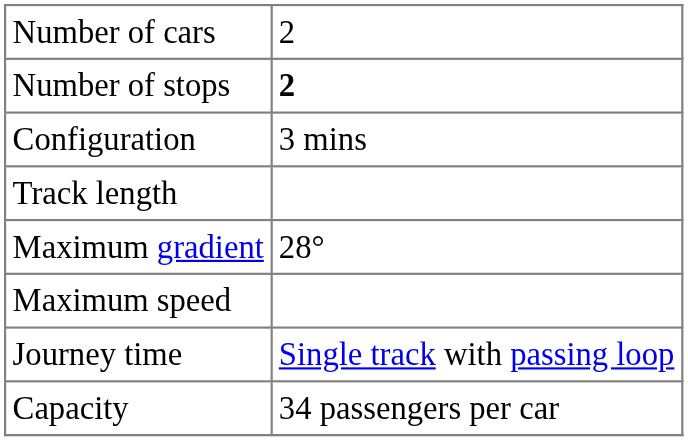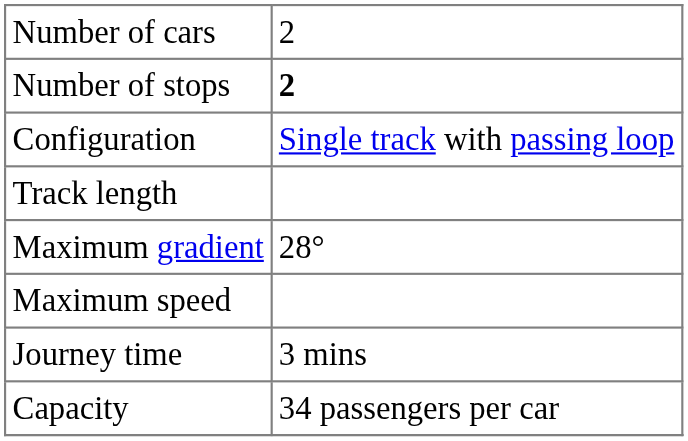(323, 138) 3 mins -> (477, 138) Single track with passing loop
(477, 353) Single track with passing loop -> (323, 353) 3 mins
